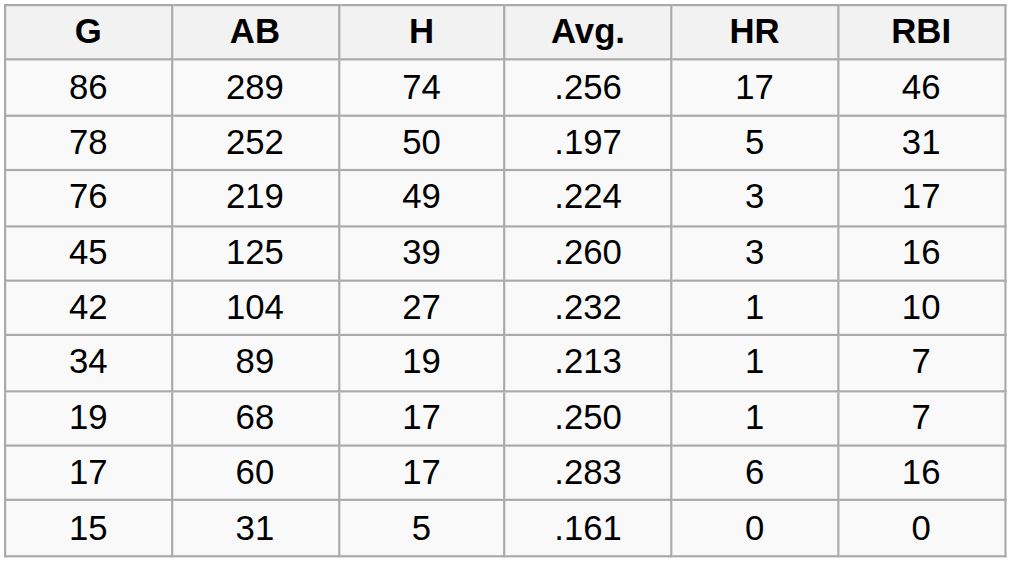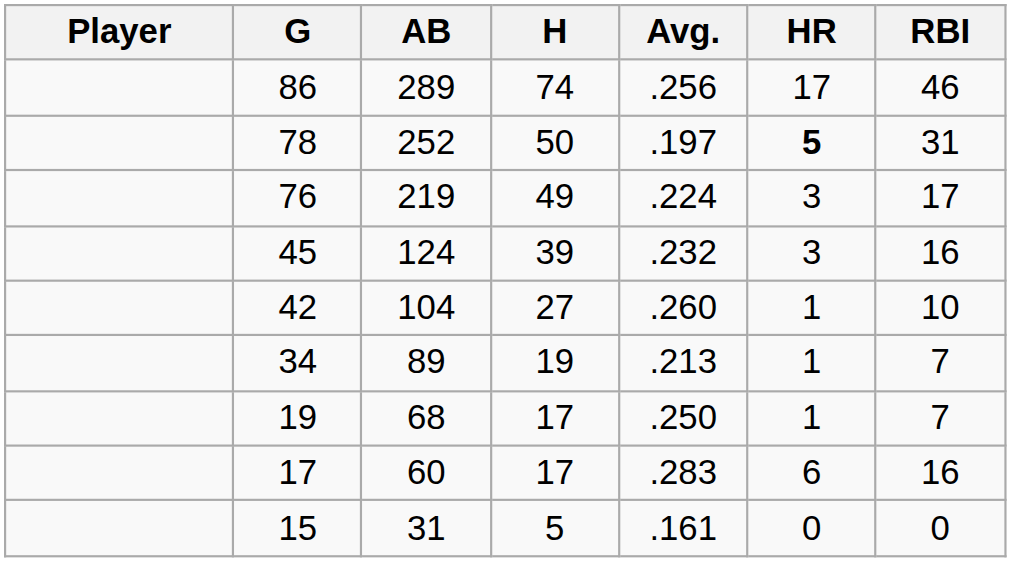+ column: (119, 32)
(755, 142) normal -> (812, 142) bold
(255, 252) 125 -> (426, 252) 124
(588, 252) .260 -> (683, 252) .232
(588, 307) .232 -> (683, 307) .260
